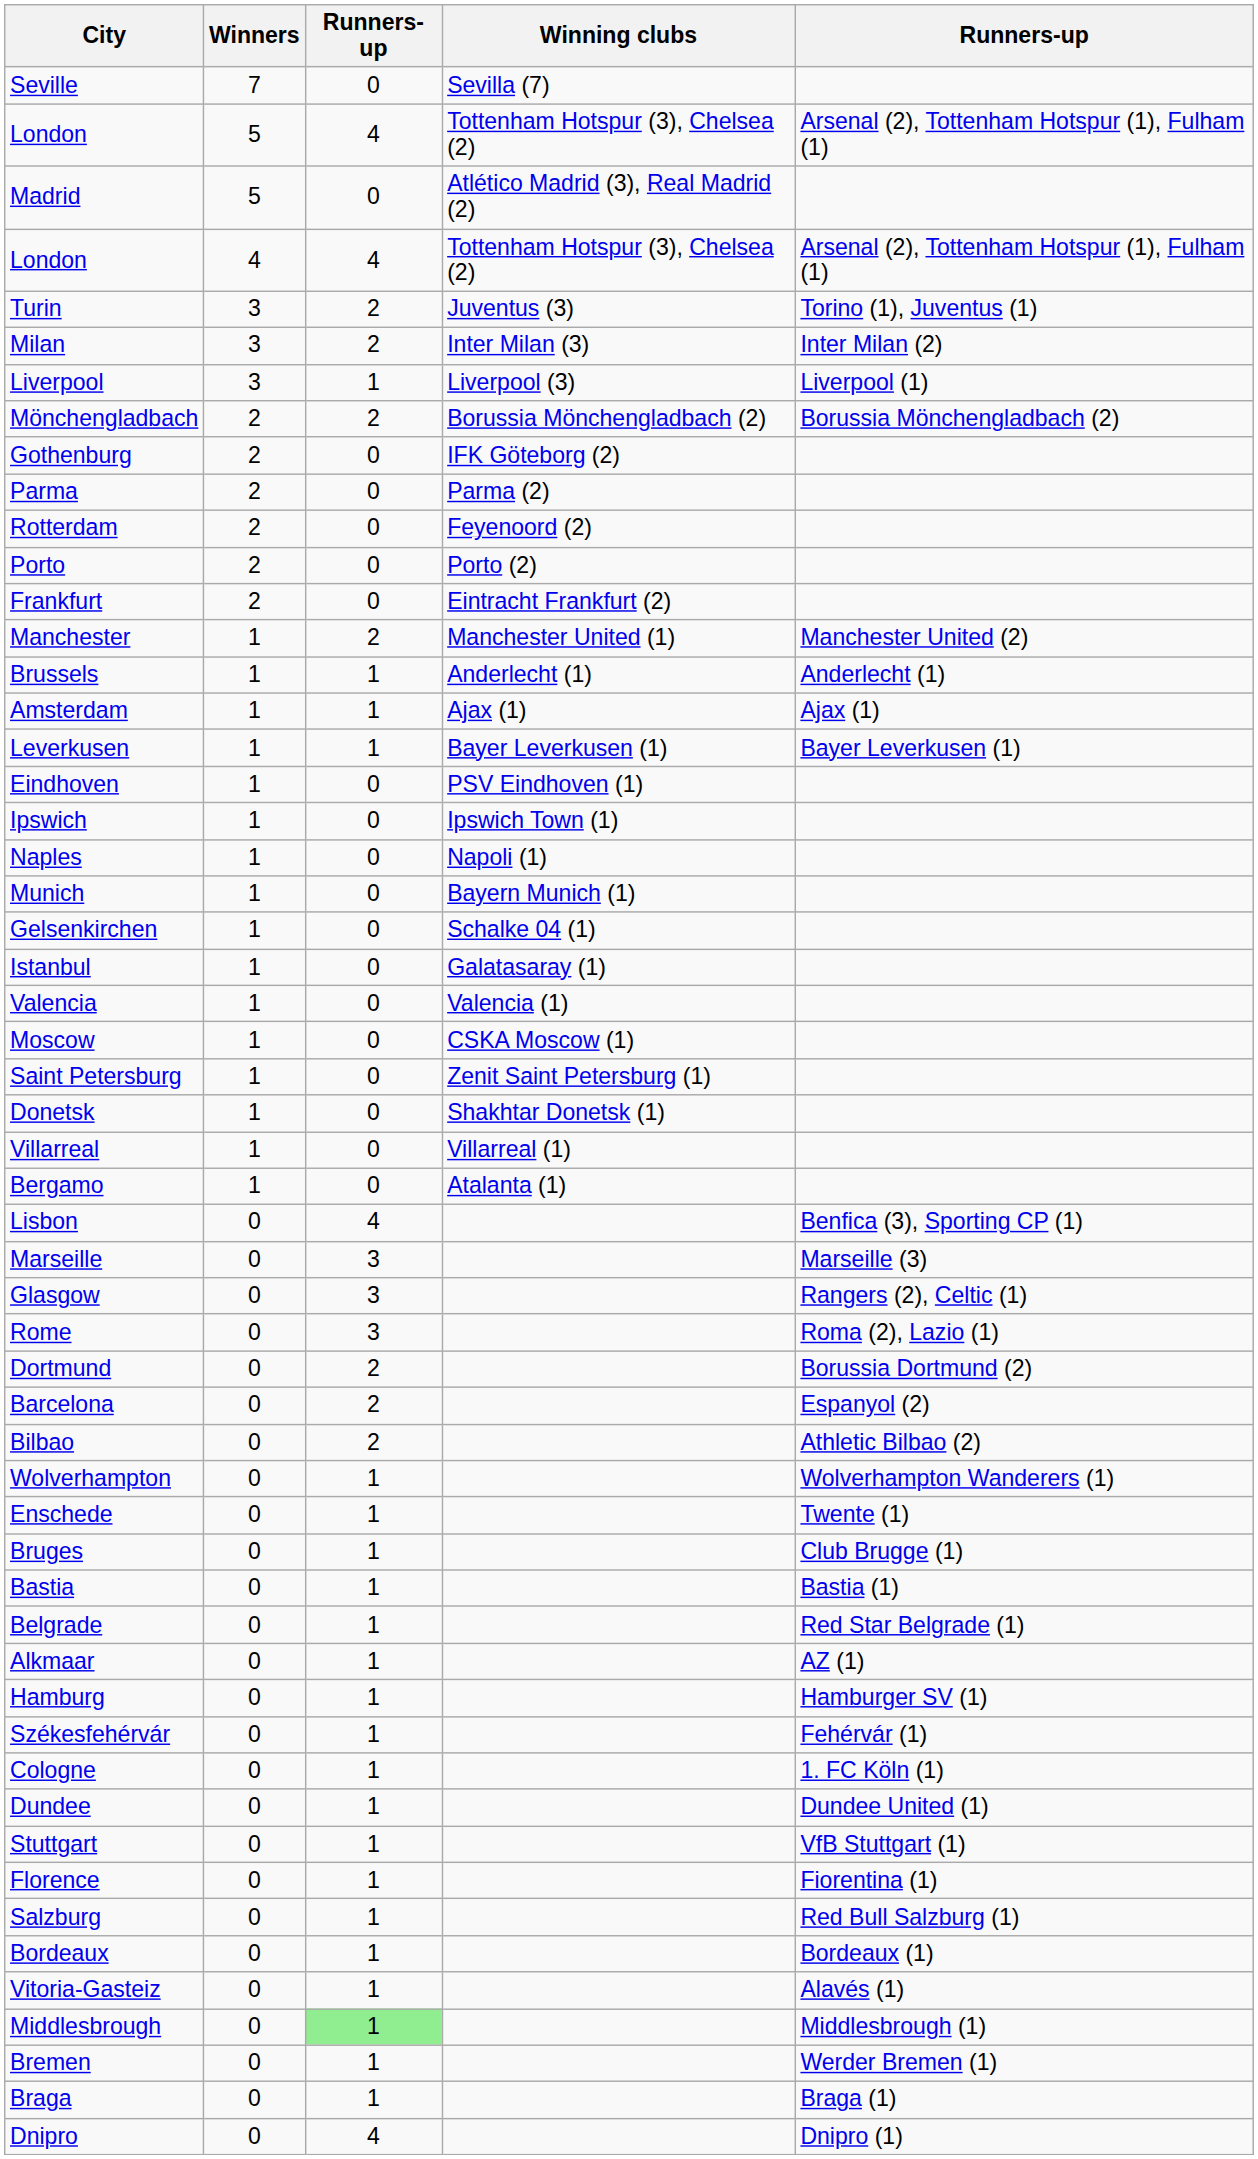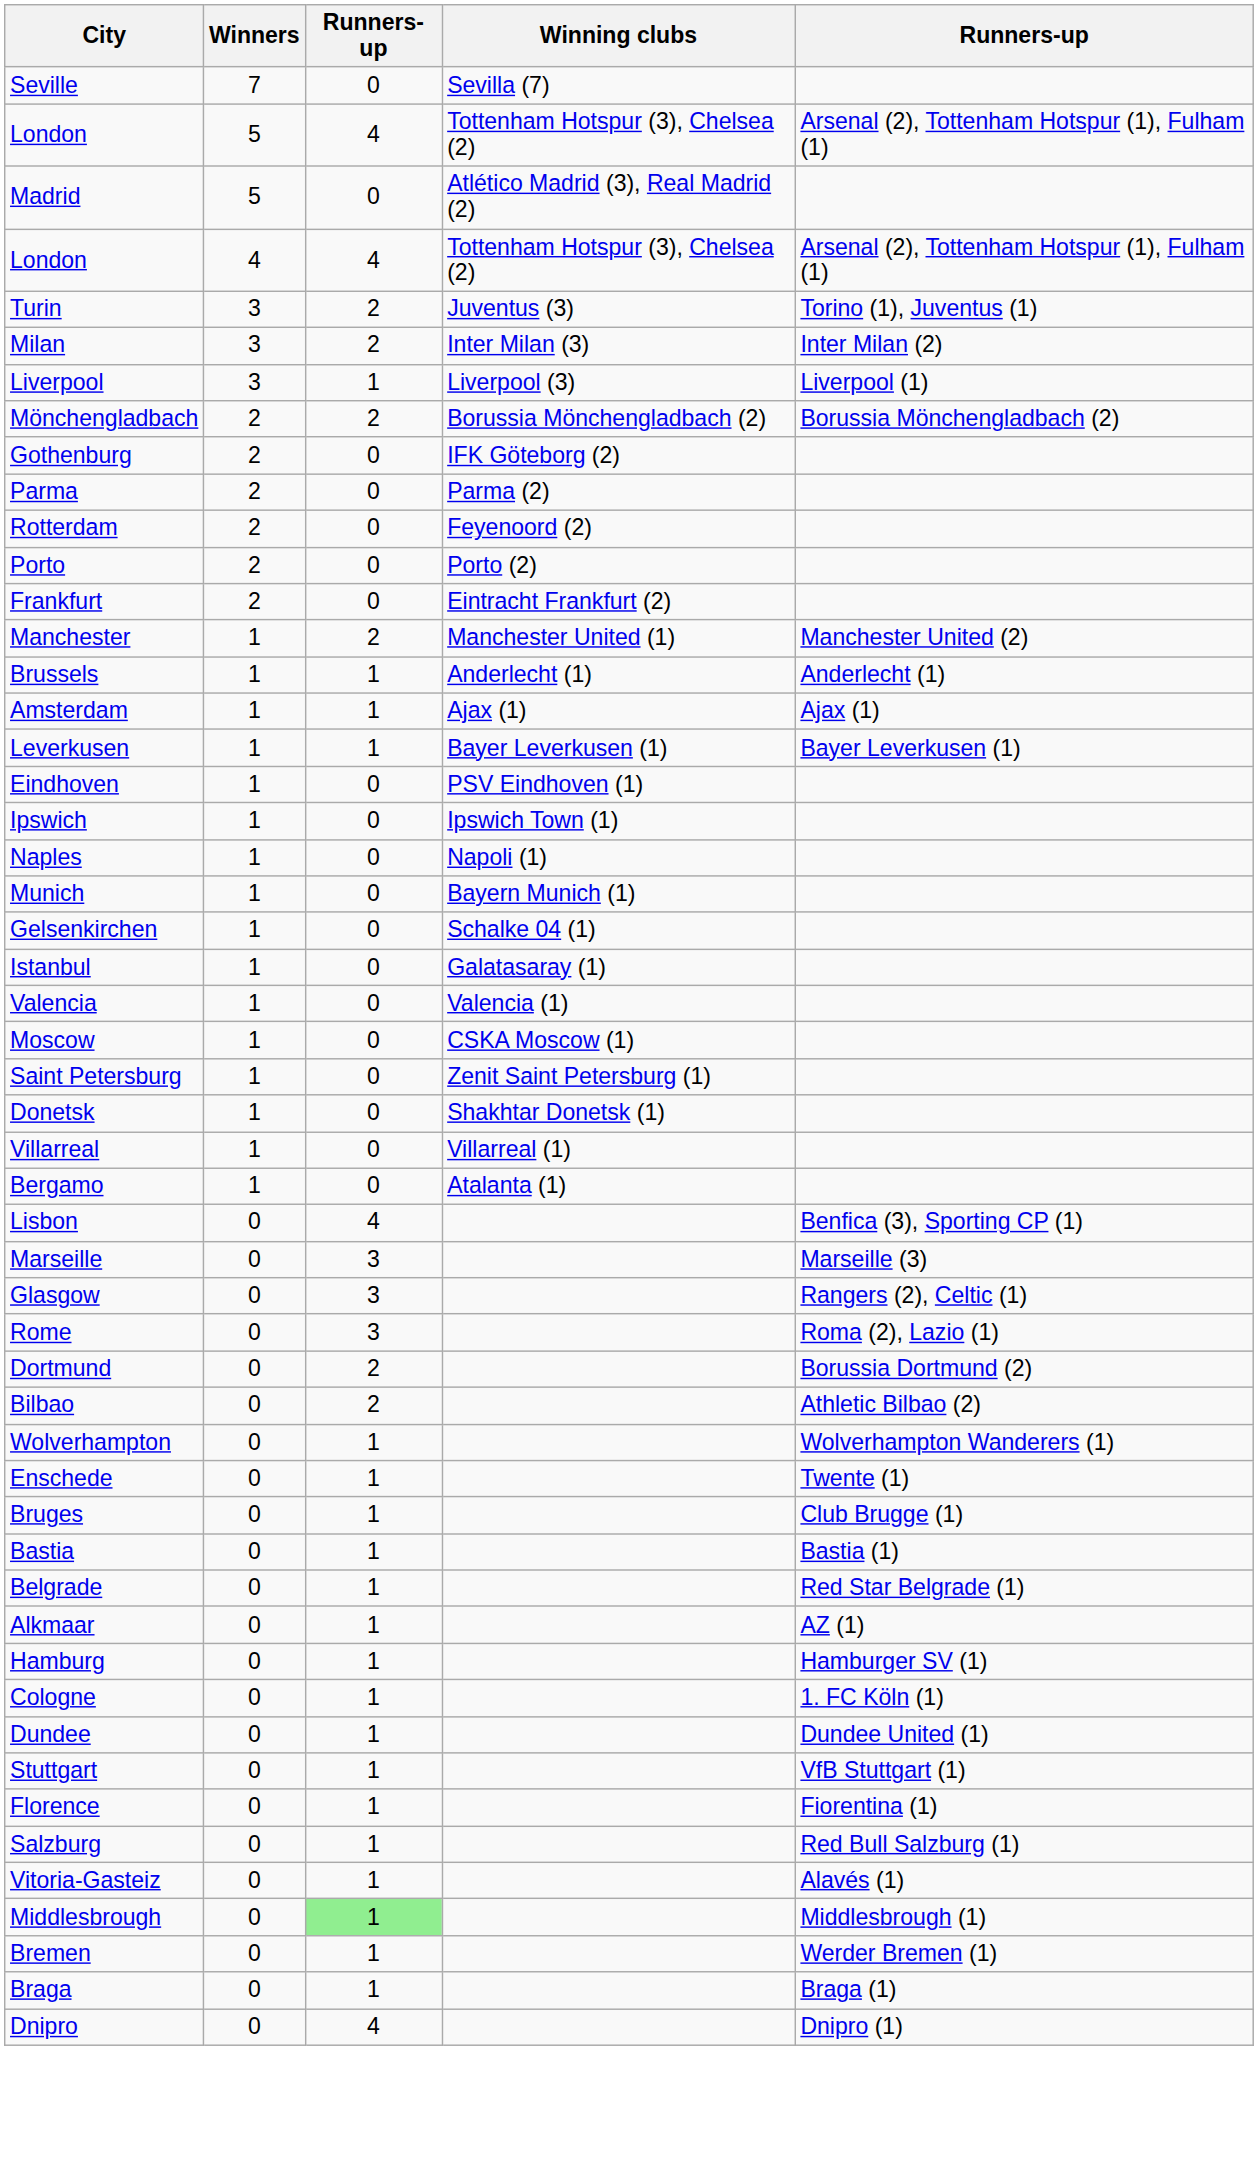- row: (62, 1405)
- row: (90, 1734)
- row: (59, 1953)
